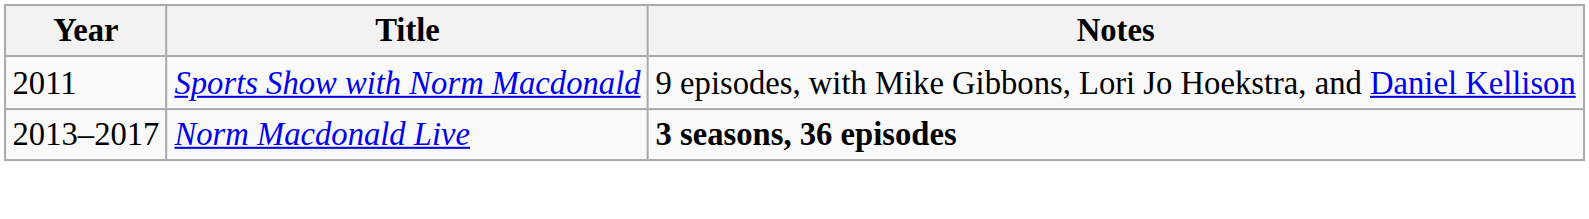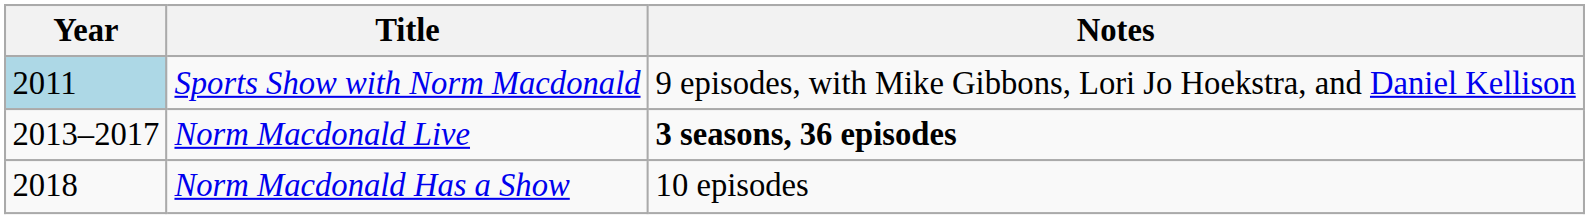(45, 82) no background -> (45, 82) lightblue background
+ row: (372, 185)
